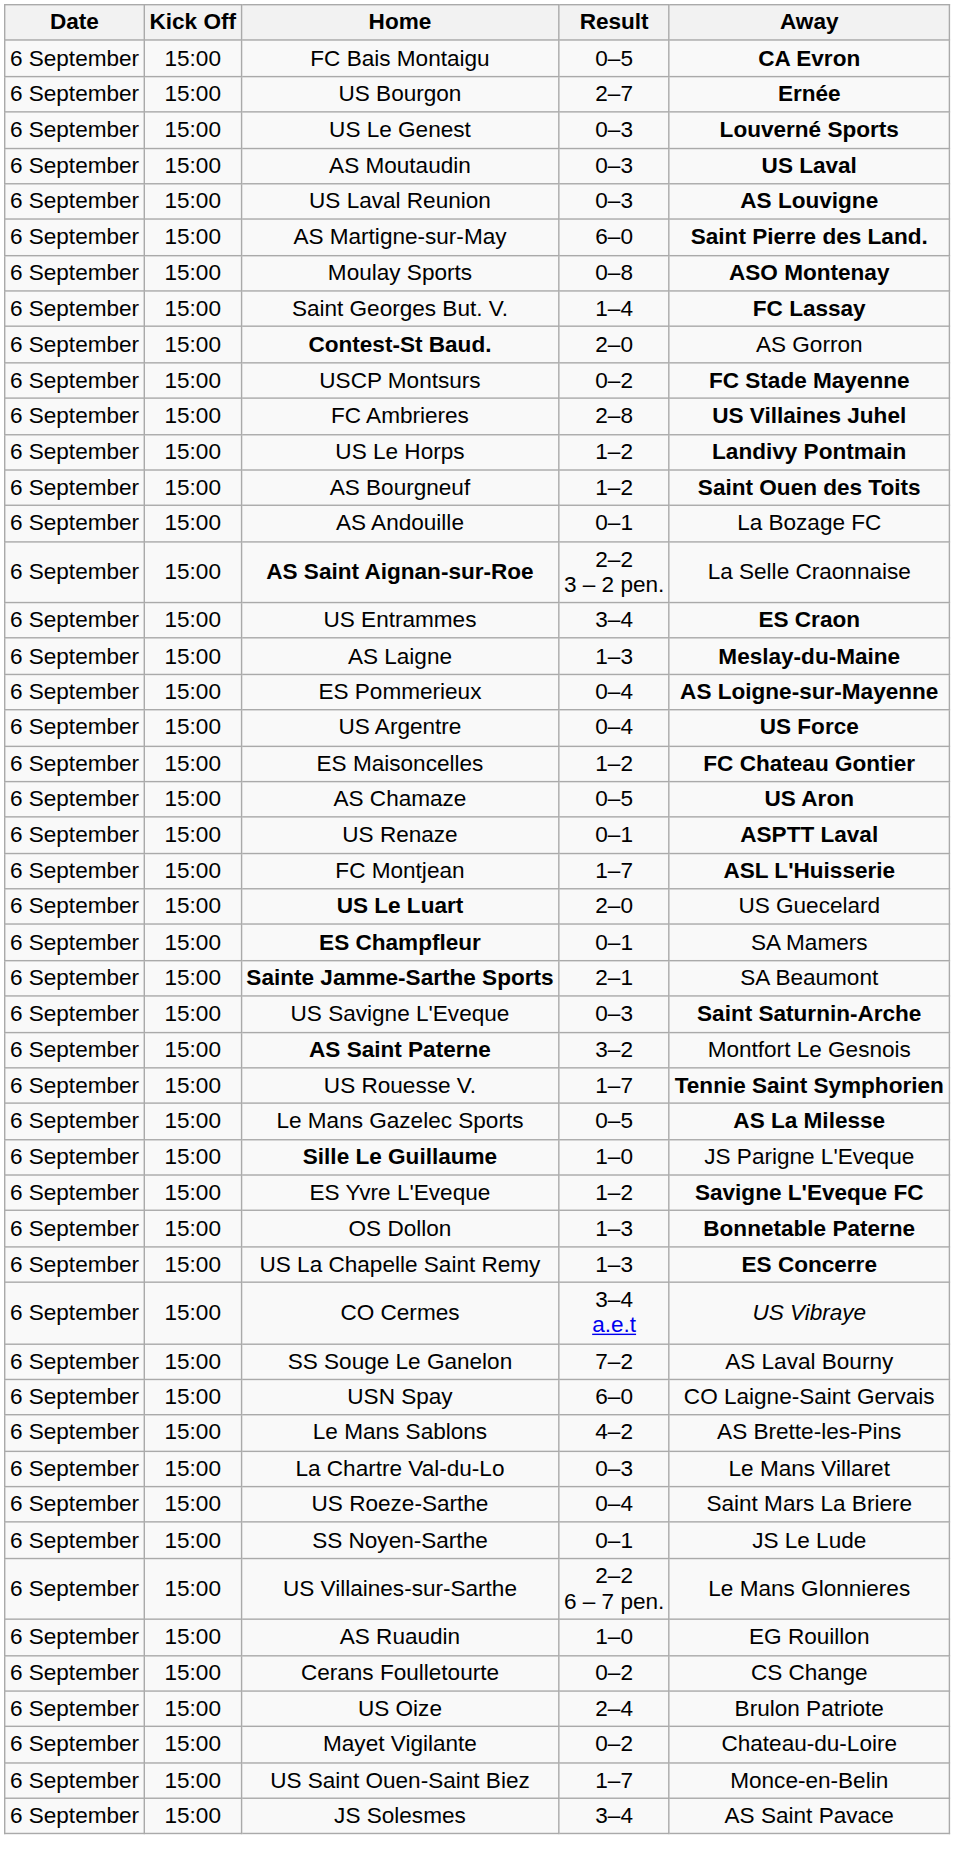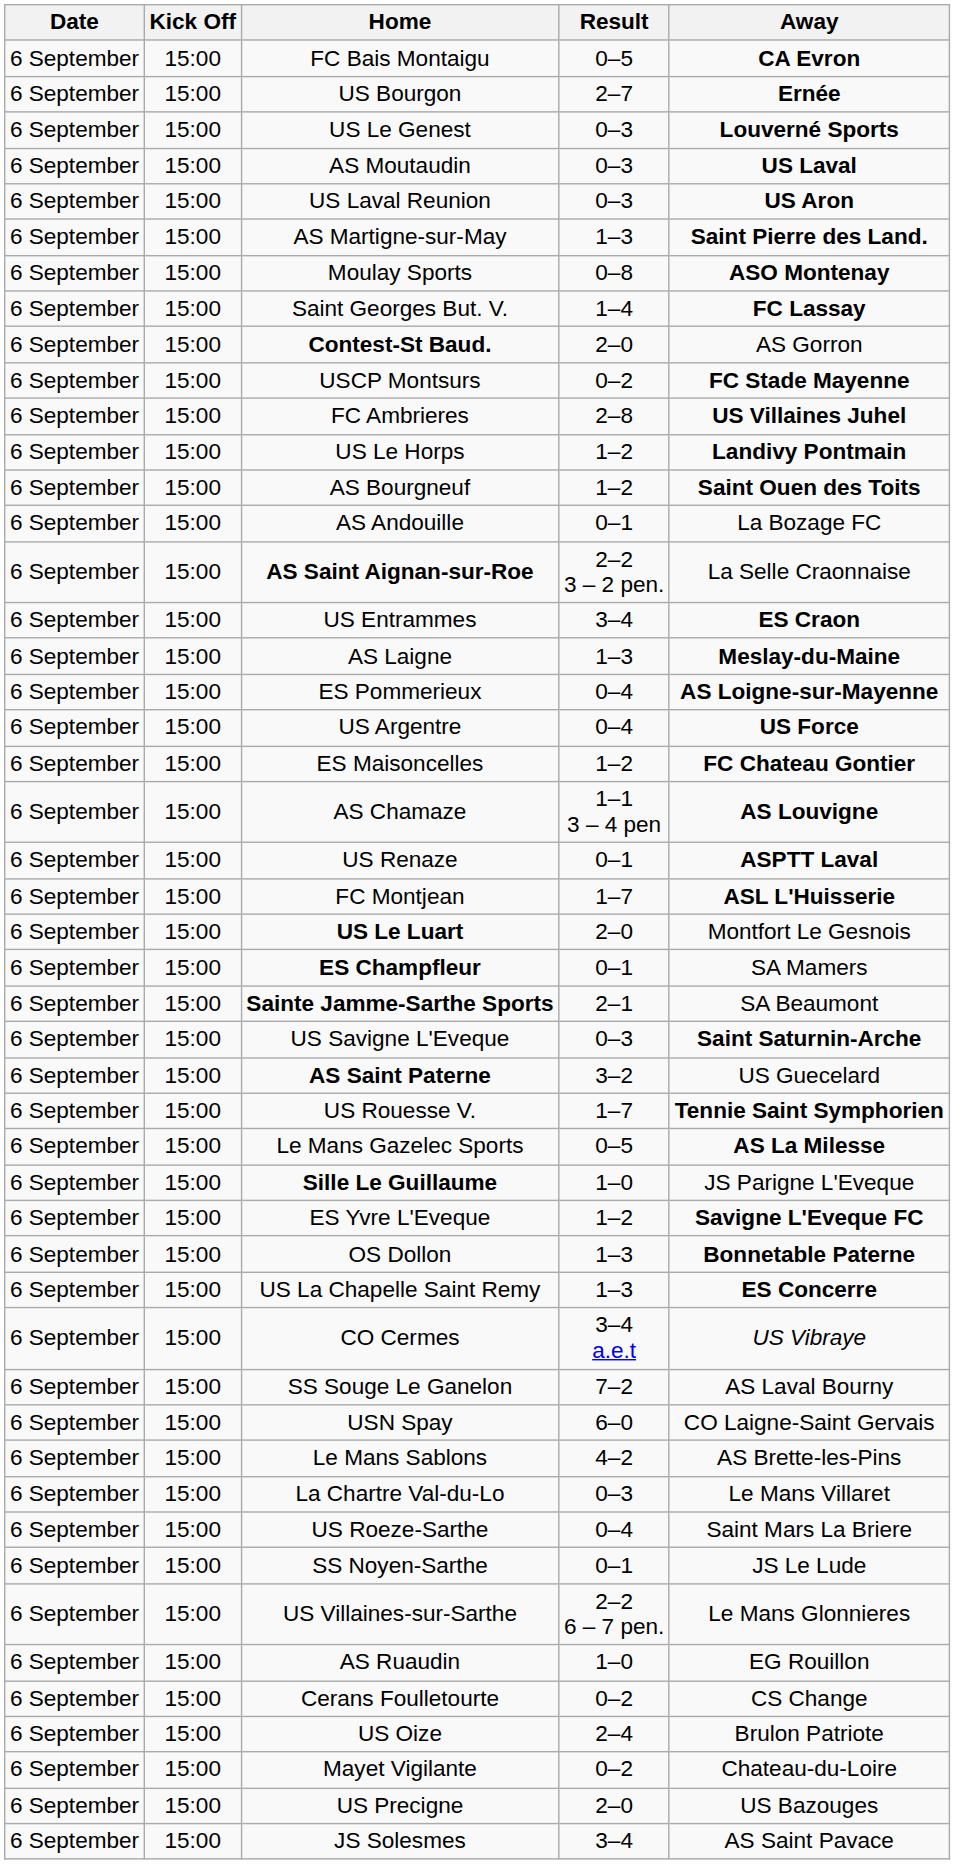(809, 201) AS Louvigne -> (809, 201) US Aron
(614, 237) 6–0 -> (614, 237) 1–3
(614, 799) 0–5 -> (614, 811) 1–1 3 – 4 pen
(809, 799) US Aron -> (809, 811) AS Louvigne
(809, 906) US Guecelard -> (809, 931) Montfort Le Gesnois
(809, 1049) Montfort Le Gesnois -> (809, 1074) US Guecelard
+ row: (400, 1805)
- row: (400, 1780)
